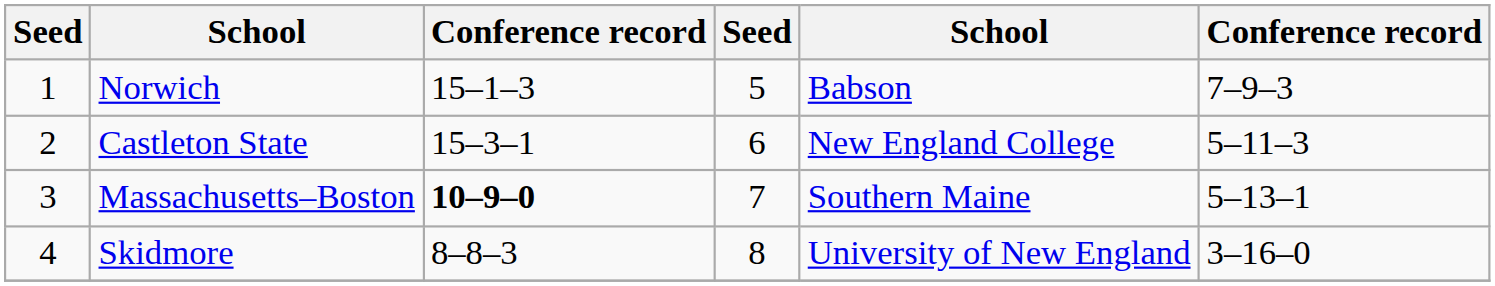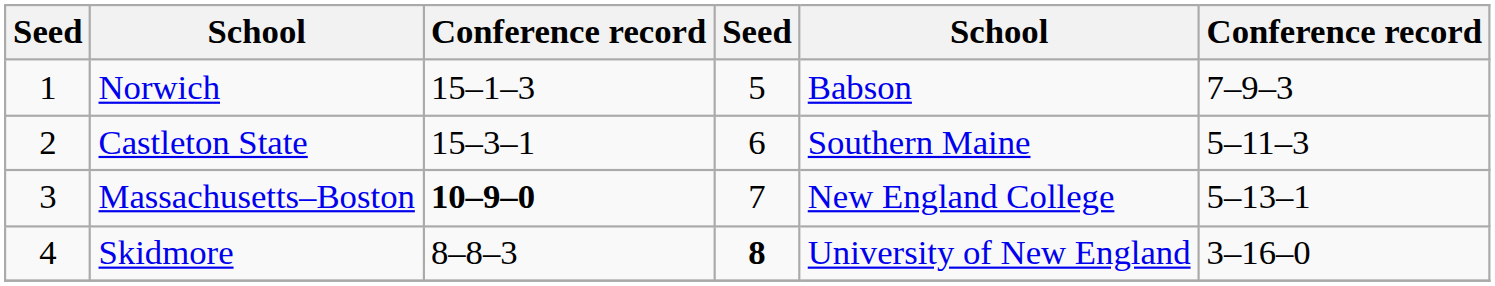(961, 142) New England College -> (919, 142) Southern Maine
(919, 197) Southern Maine -> (961, 197) New England College
(757, 252) normal -> (757, 252) bold
